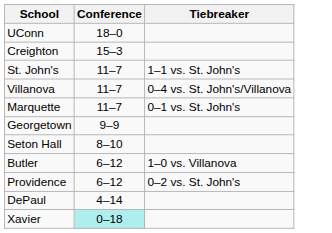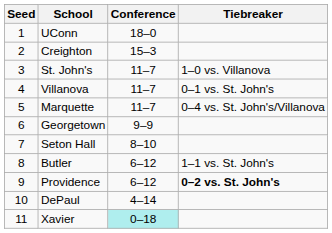+ column: (21, 14)
(194, 70) 1–1 vs. St. John's -> (226, 70) 1–0 vs. Villanova
(219, 89) 0–4 vs. St. John's/Villanova -> (228, 89) 0–1 vs. St. John's
(194, 107) 0–1 vs. St. John's -> (253, 107) 0–4 vs. St. John's/Villanova
(192, 163) 1–0 vs. Villanova -> (228, 163) 1–1 vs. St. John's
(194, 182) normal -> (230, 182) bold
